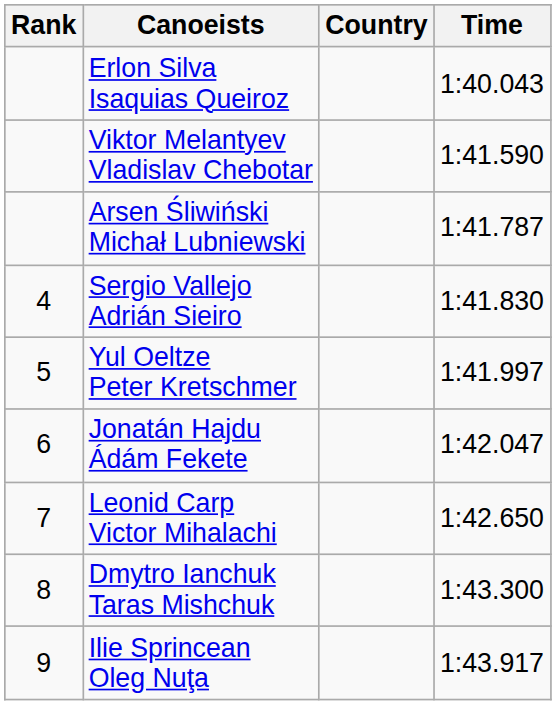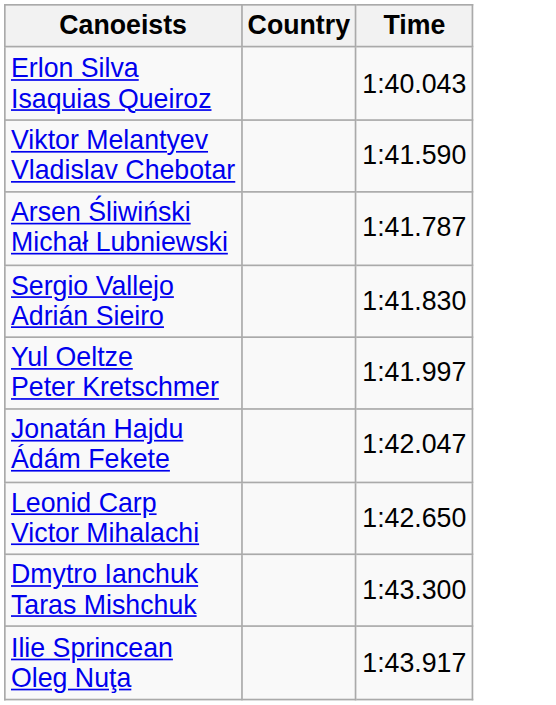- column: (44, 25)
